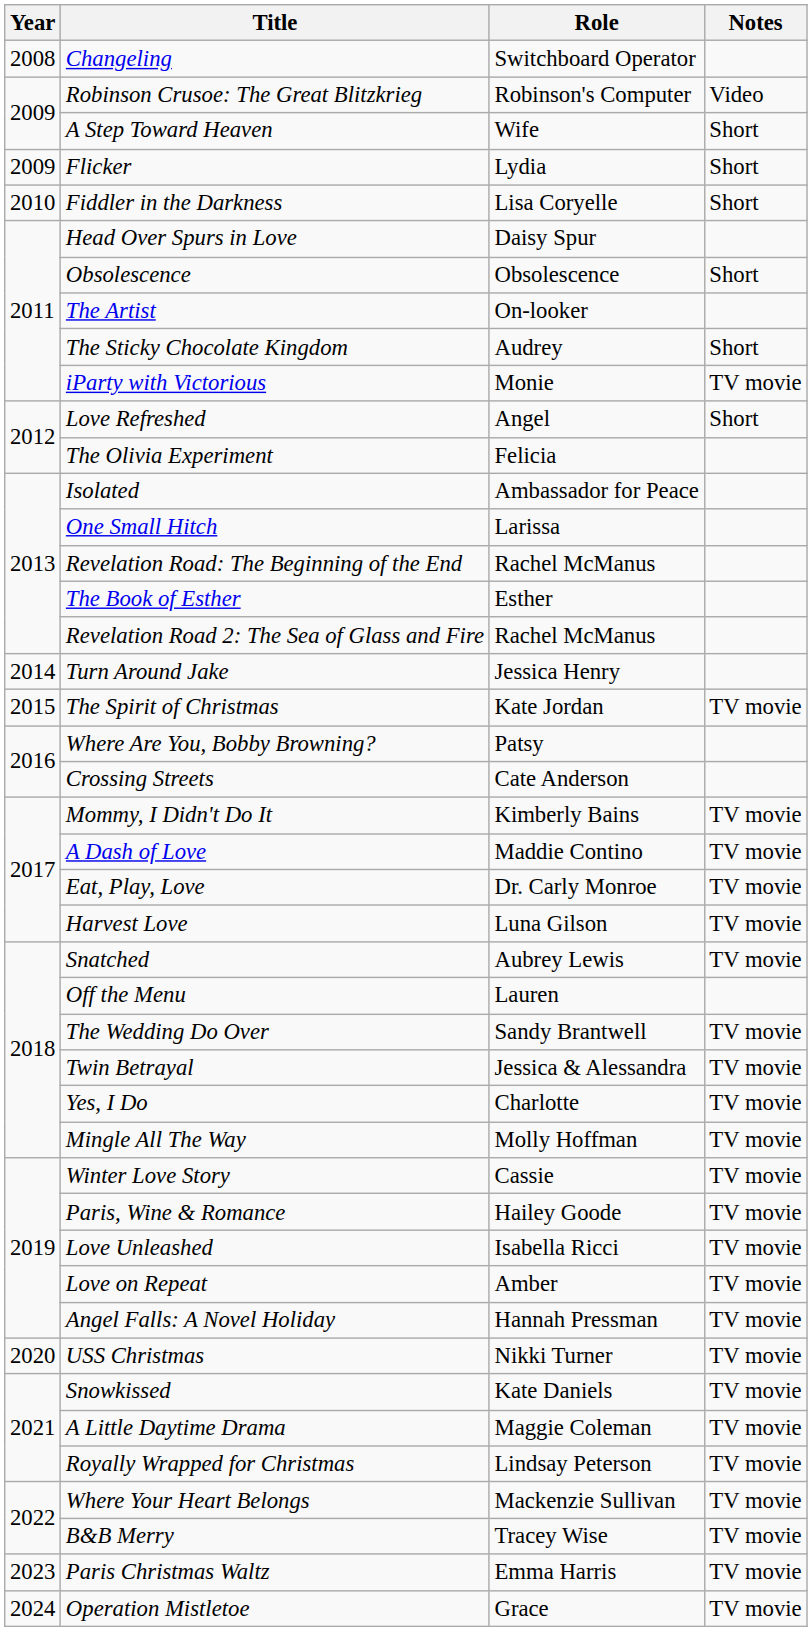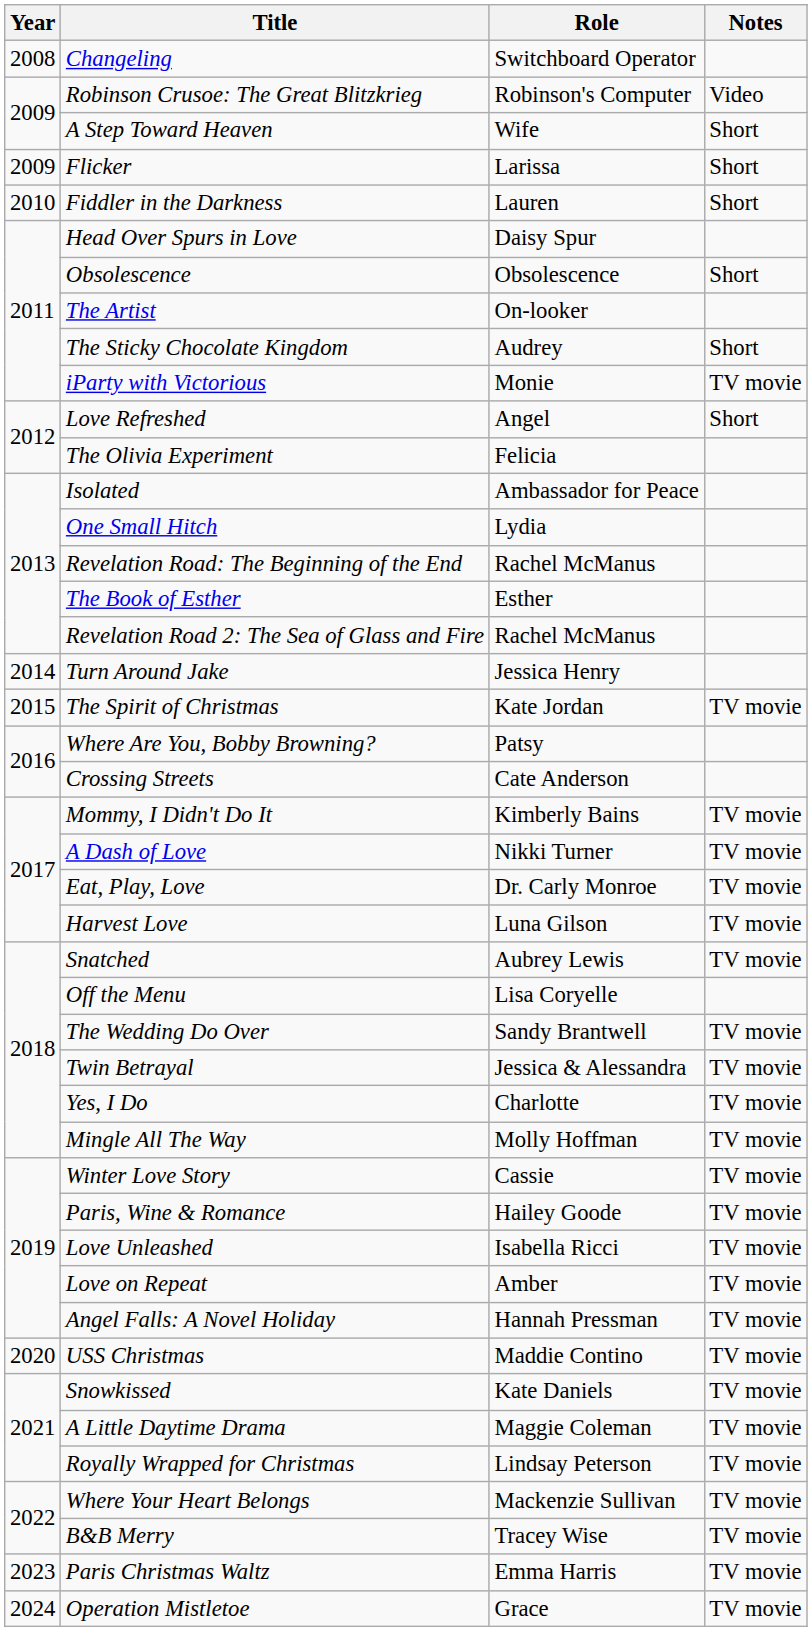(520, 166) Lydia -> (527, 166) Larissa
(556, 202) Lisa Coryelle -> (527, 202) Lauren
(527, 526) Larissa -> (520, 526) Lydia
(569, 851) Maddie Contino -> (553, 851) Nikki Turner
(527, 995) Lauren -> (556, 995) Lisa Coryelle
(553, 1355) Nikki Turner -> (569, 1355) Maddie Contino
